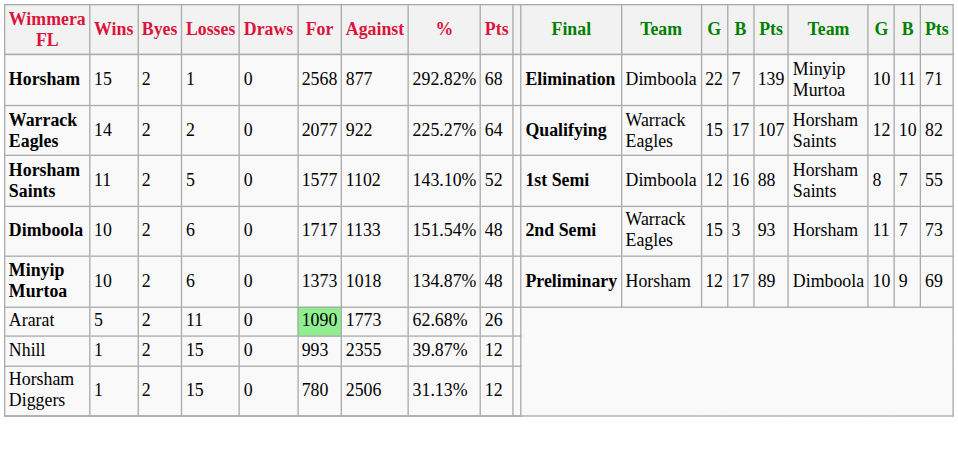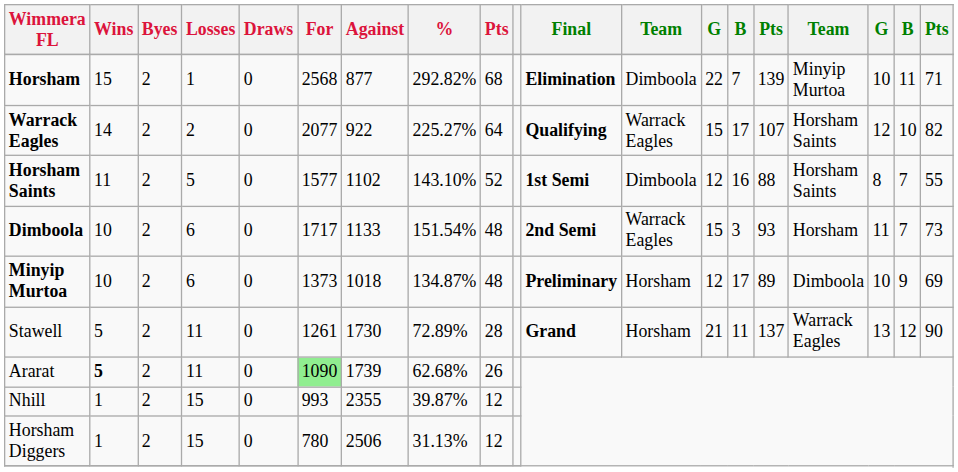+ row: (36, 331)
(99, 320) normal -> (99, 371) bold
(364, 320) 1773 -> (364, 371) 1739
